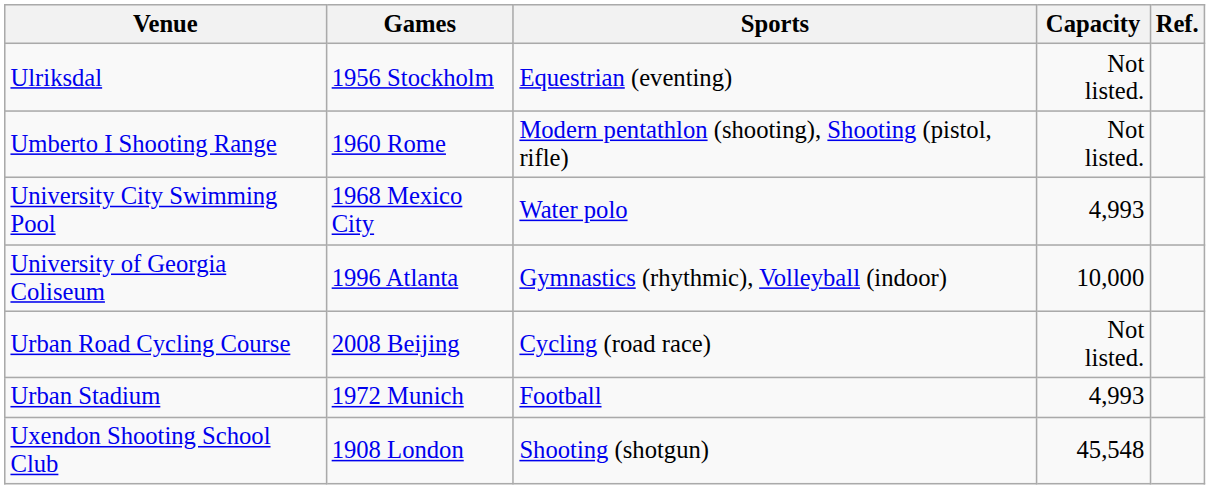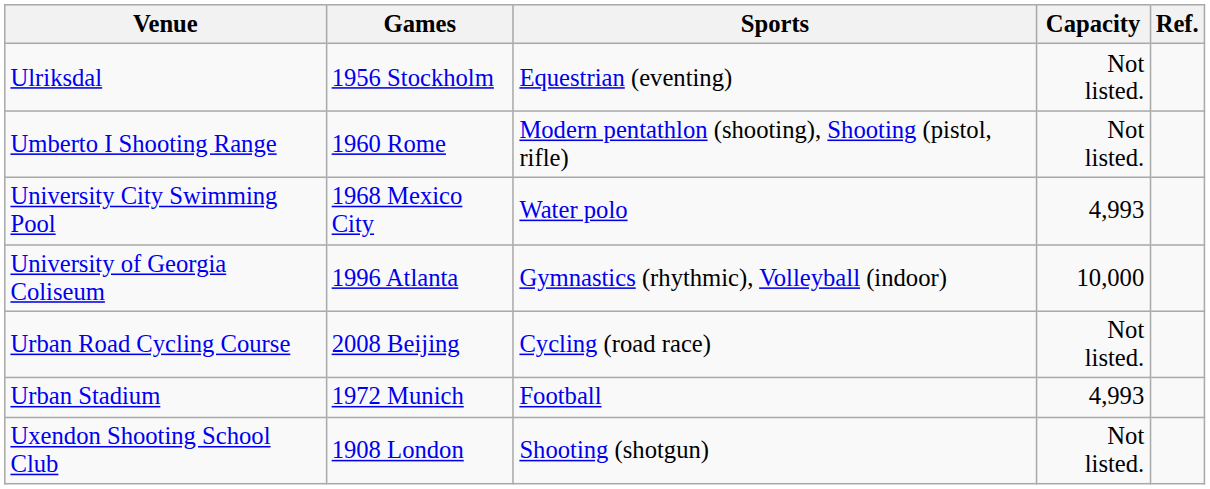(1110, 450) 45,548 -> (1114, 450) Not listed.
